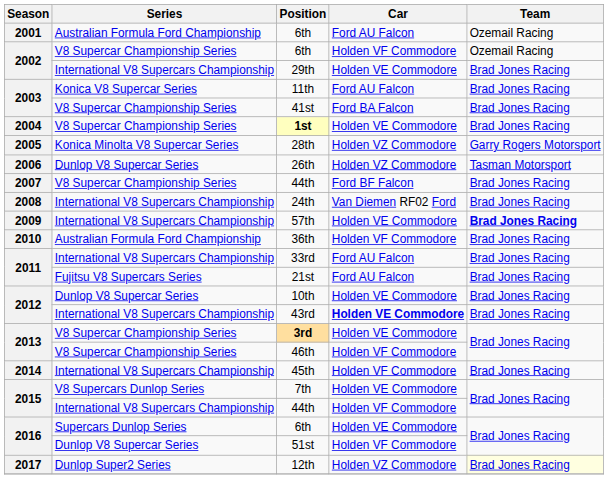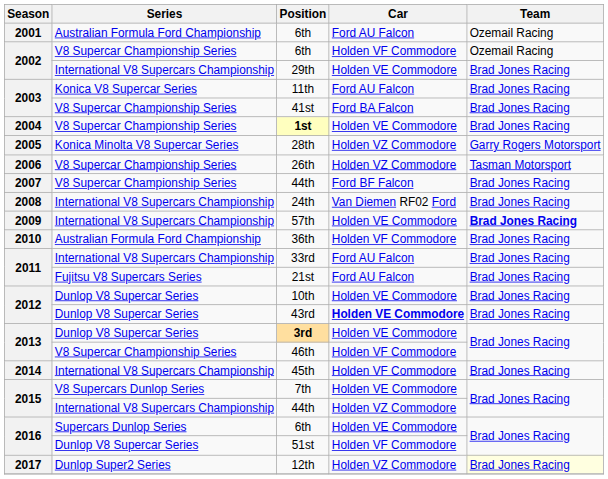(127, 164) Dunlop V8 Supercar Series -> (146, 164) V8 Supercar Championship Series
(164, 314) International V8 Supercars Championship -> (127, 314) Dunlop V8 Supercar Series
(146, 333) V8 Supercar Championship Series -> (127, 333) Dunlop V8 Supercar Series
(394, 408) Holden VF Commodore -> (394, 408) Holden VZ Commodore
